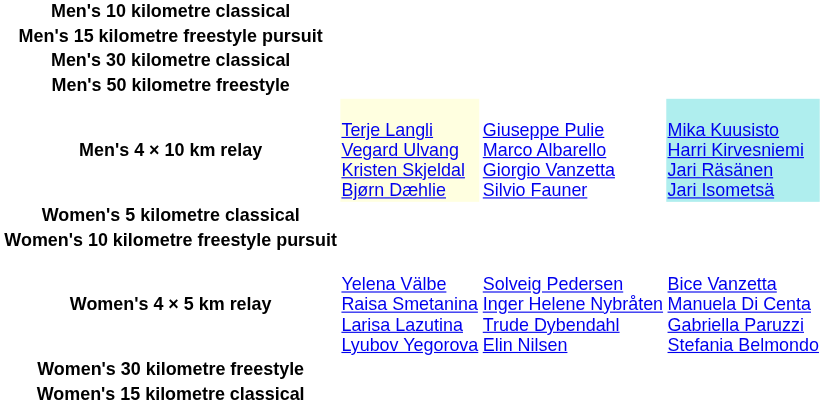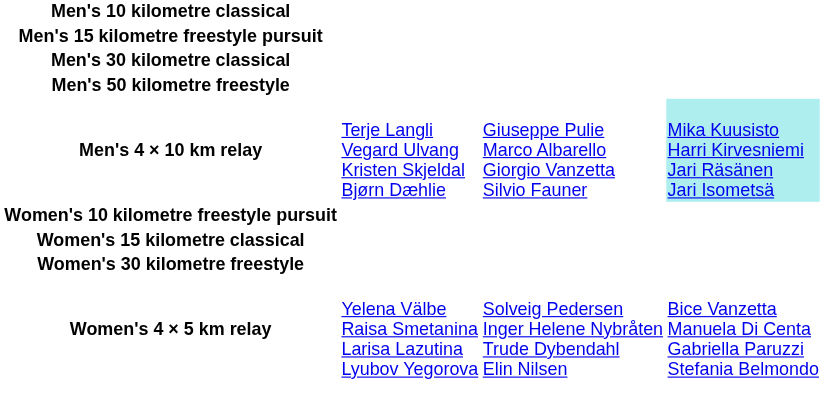(403, 160) lightyellow background -> (403, 160) no background
- row: (171, 215)
rows swapped: (171, 394) <-> (171, 304)
